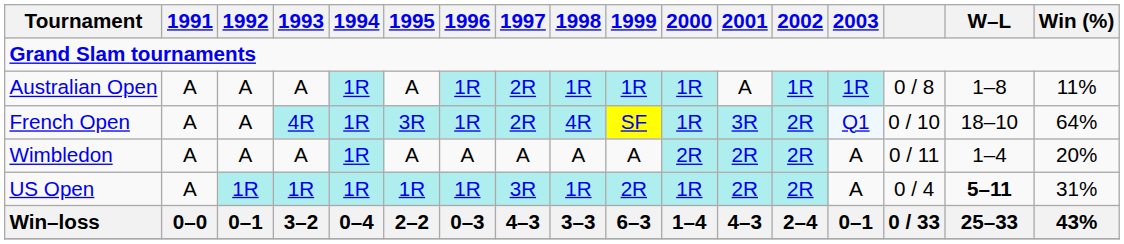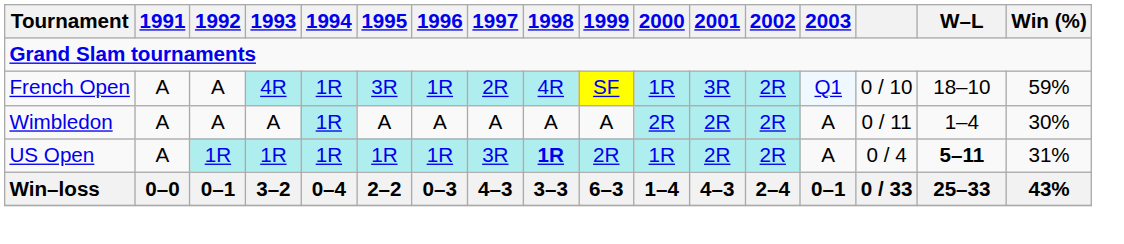- row: (83, 87)
(1077, 121) 64% -> (1049, 87) 59%
(1077, 154) 20% -> (1049, 121) 30%
(578, 188) normal -> (551, 154) bold
